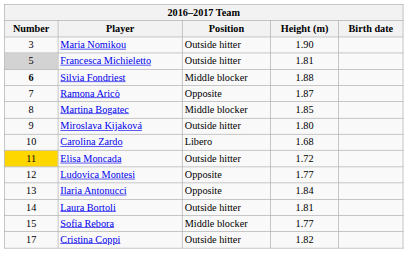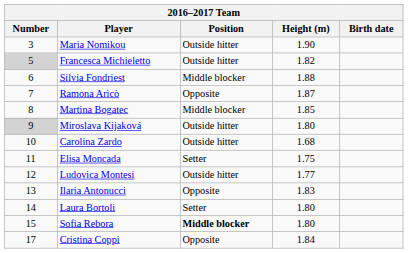(305, 61) 1.81 -> (306, 61) 1.82
(31, 77) bold -> (31, 77) normal
(31, 126) no background -> (31, 126) lightgrey background
(198, 142) Libero -> (210, 142) Outside hitter
(31, 158) gold background -> (31, 158) no background
(213, 158) Outside hitter -> (194, 158) Setter
(305, 158) 1.72 -> (306, 158) 1.75
(203, 175) Opposite -> (210, 175) Outside hitter
(305, 191) 1.84 -> (306, 191) 1.83
(213, 207) Outside hitter -> (194, 207) Setter
(305, 207) 1.81 -> (306, 207) 1.80
(216, 223) normal -> (216, 223) bold
(305, 223) 1.77 -> (306, 223) 1.80
(213, 239) Outside hitter -> (201, 239) Opposite
(305, 239) 1.82 -> (306, 239) 1.84
